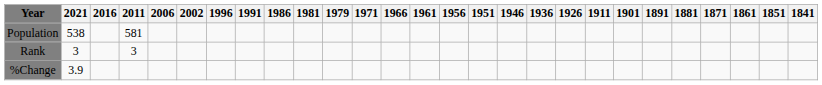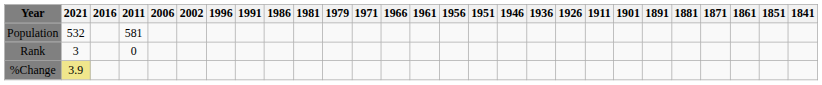(76, 32) 538 -> (76, 32) 532
(134, 51) 3 -> (134, 51) 0
(76, 70) no background -> (76, 70) khaki background
